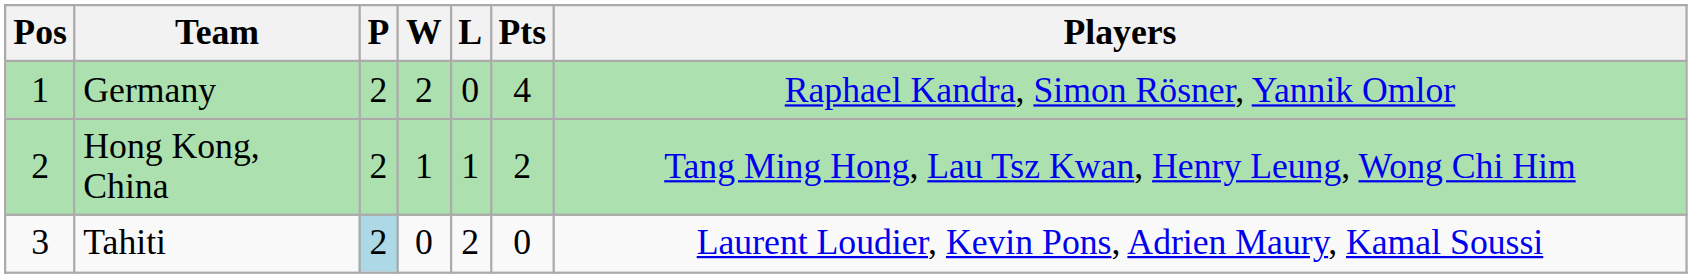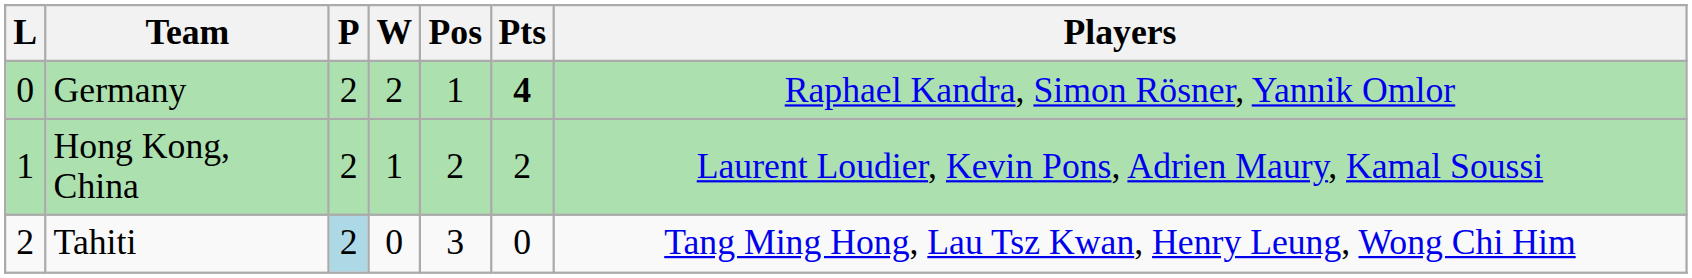columns swapped: (40, 32) <-> (470, 32)
(522, 89) normal -> (522, 89) bold
(1120, 166) Tang Ming Hong, Lau Tsz Kwan, Henry Leung, Wong Chi Him -> (1120, 166) Laurent Loudier, Kevin Pons, Adrien Maury, Kamal Soussi
(1120, 242) Laurent Loudier, Kevin Pons, Adrien Maury, Kamal Soussi -> (1120, 242) Tang Ming Hong, Lau Tsz Kwan, Henry Leung, Wong Chi Him
